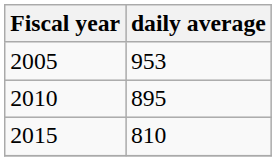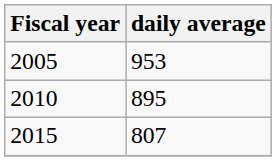(149, 135) 810 -> (149, 135) 807
